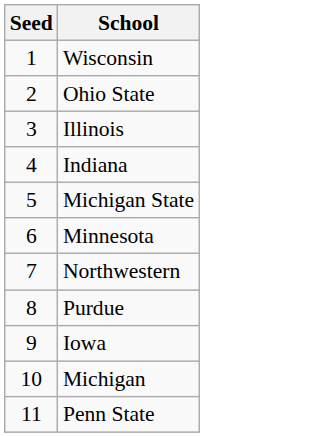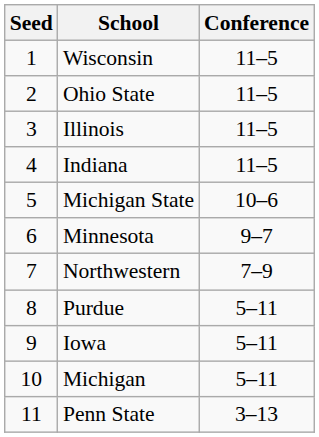+ column: (257, 22)
